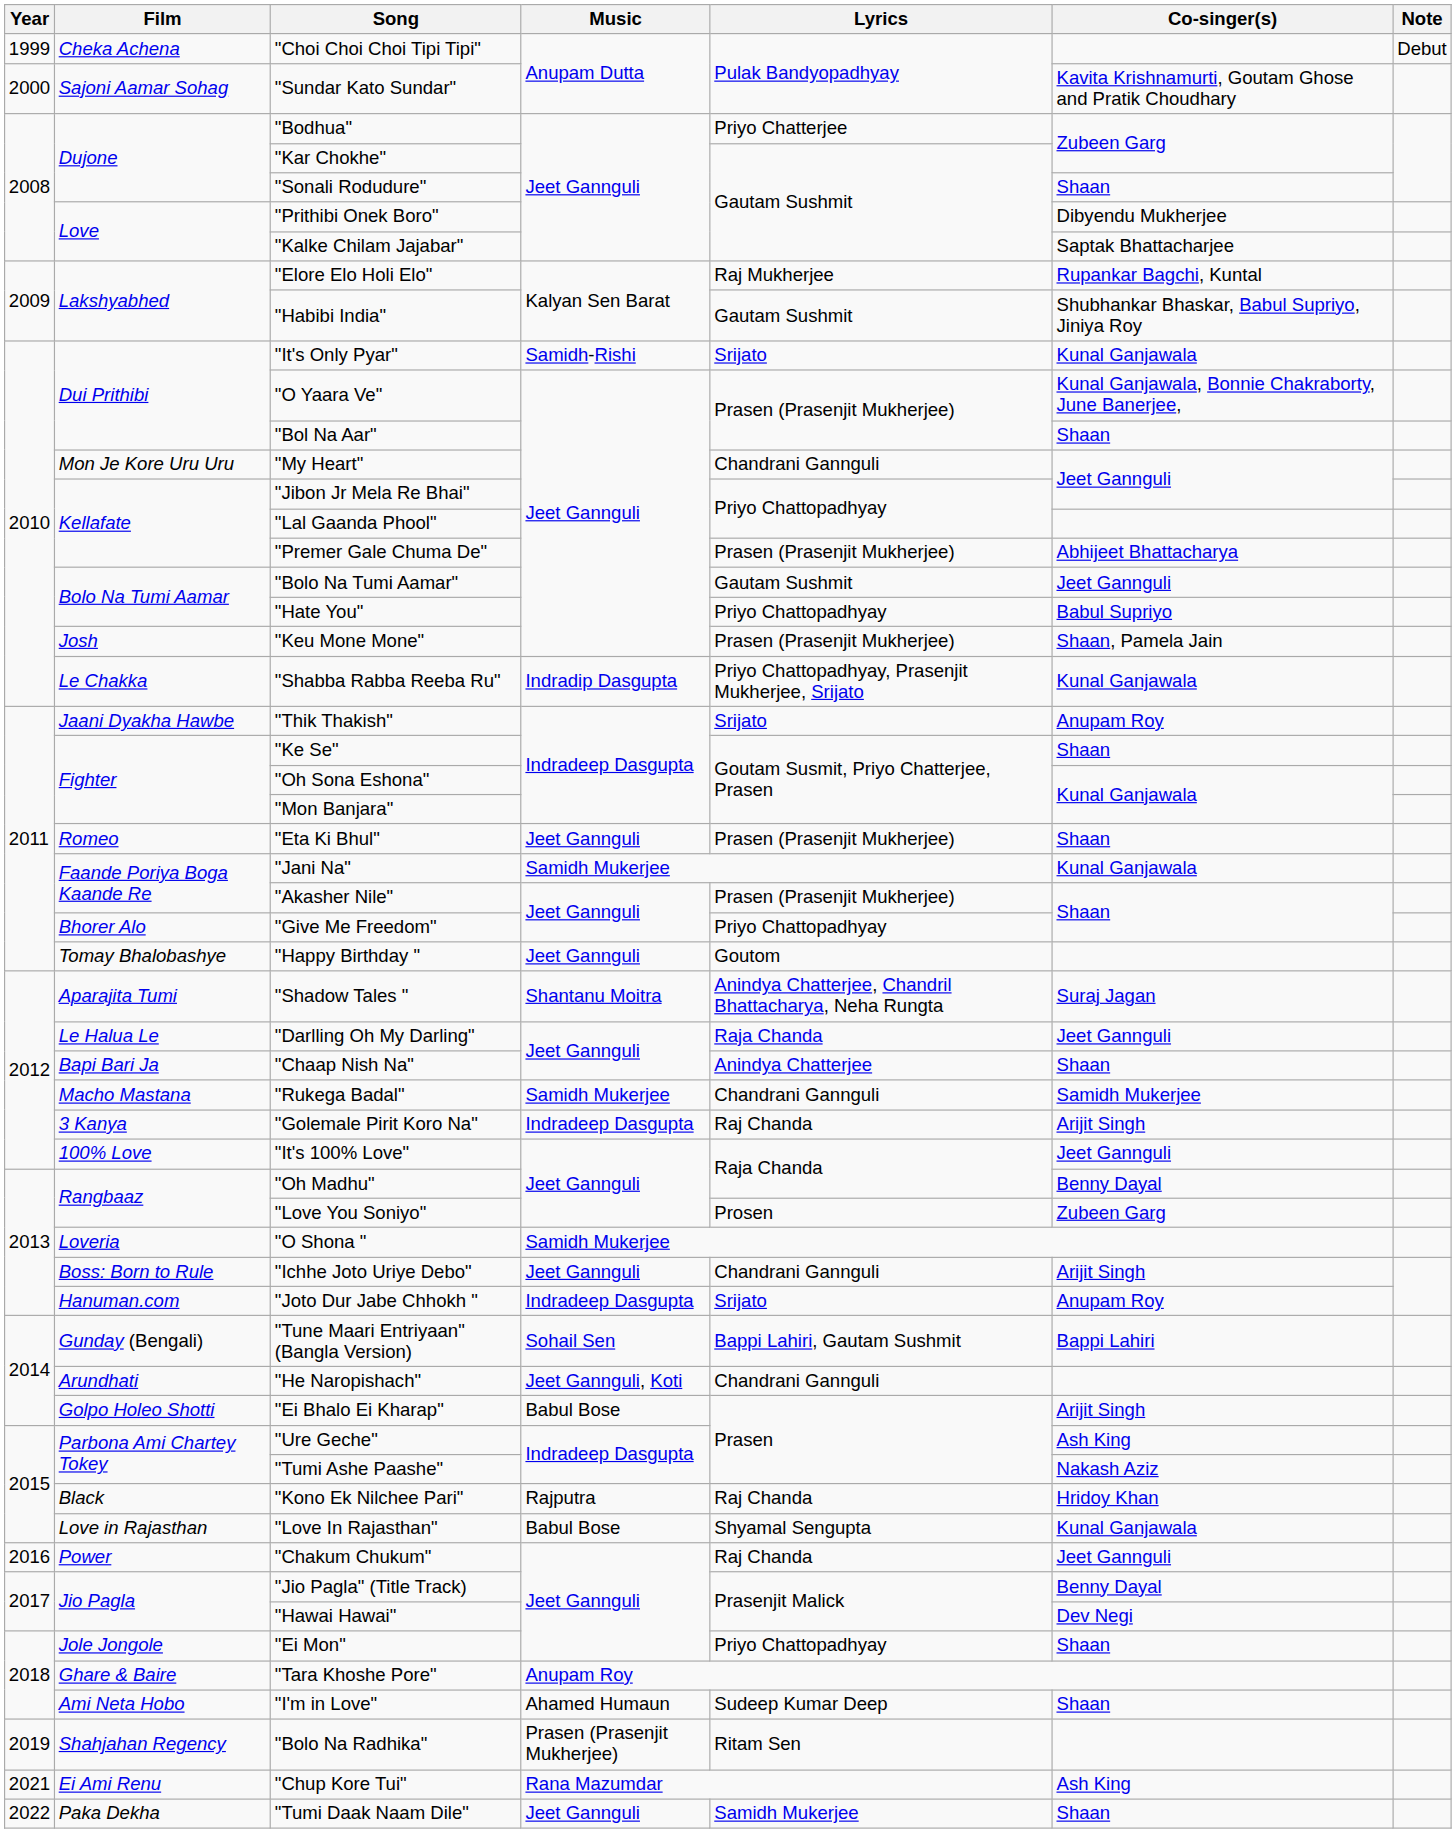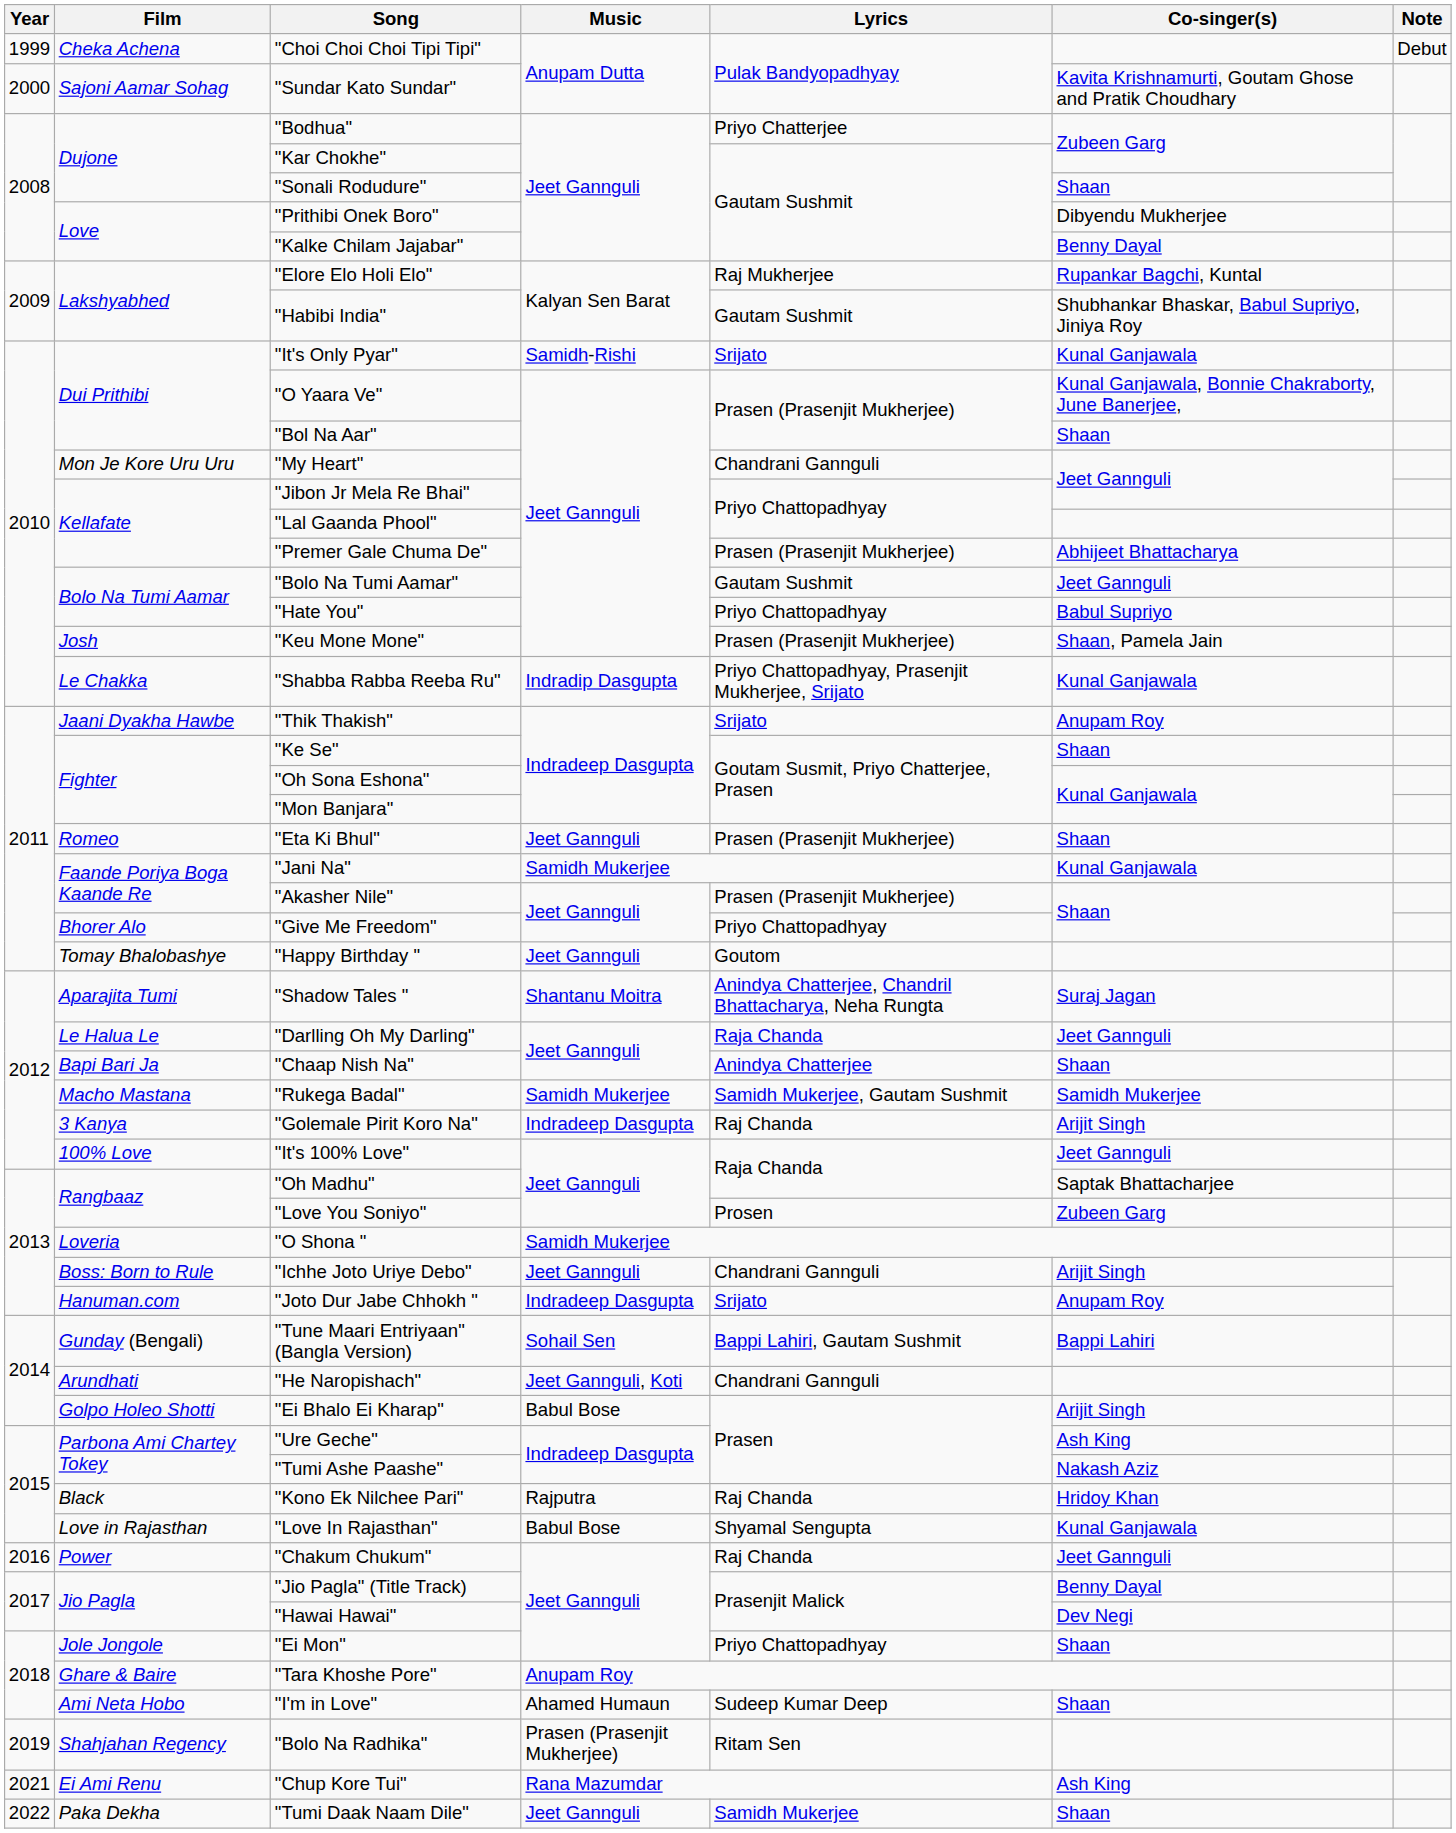(1145, 246) Saptak Bhattacharjee -> (1109, 246) Benny Dayal
(797, 1094) Chandrani Gannguli -> (861, 1094) Samidh Mukerjee, Gautam Sushmit
(1109, 1183) Benny Dayal -> (1145, 1183) Saptak Bhattacharjee
